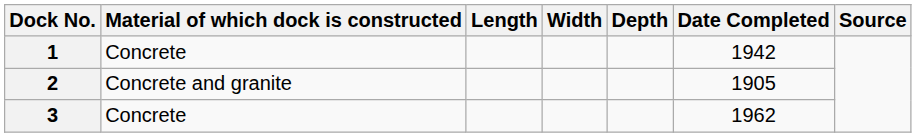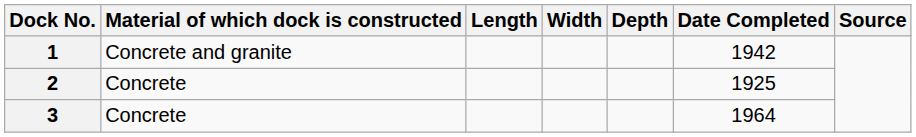(146, 52) Concrete -> (199, 52) Concrete and granite
(199, 83) Concrete and granite -> (146, 83) Concrete
(754, 83) 1905 -> (754, 83) 1925
(754, 115) 1962 -> (754, 115) 1964
